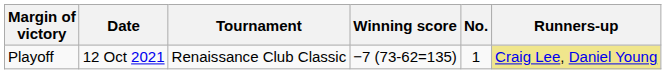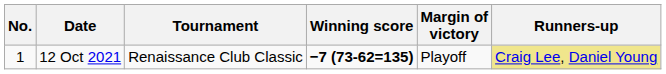columns swapped: (476, 25) <-> (42, 25)
(405, 57) normal -> (362, 57) bold
